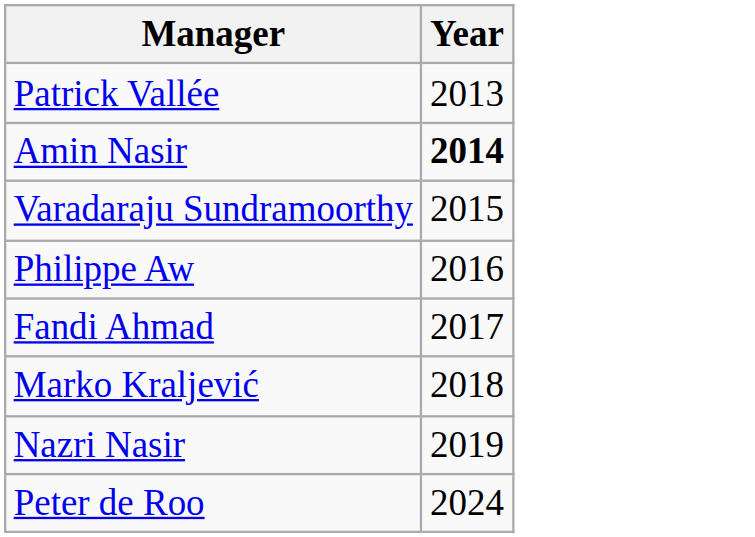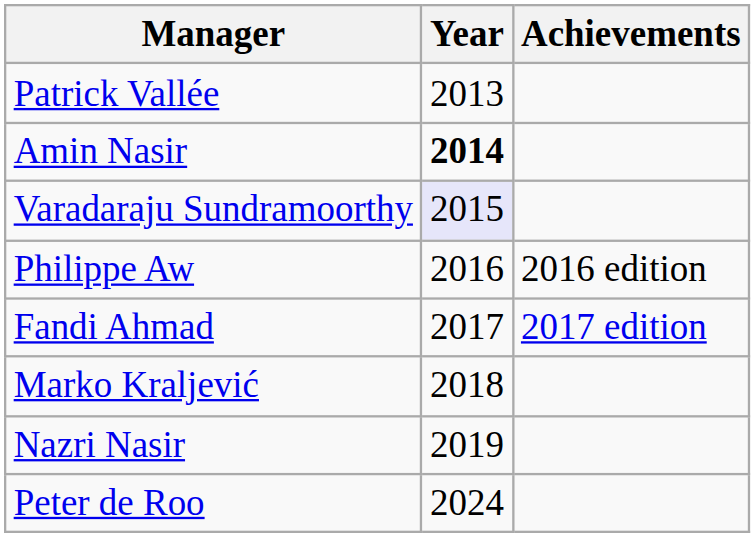+ column: (631, 33)
(467, 209) no background -> (467, 209) lavender background
